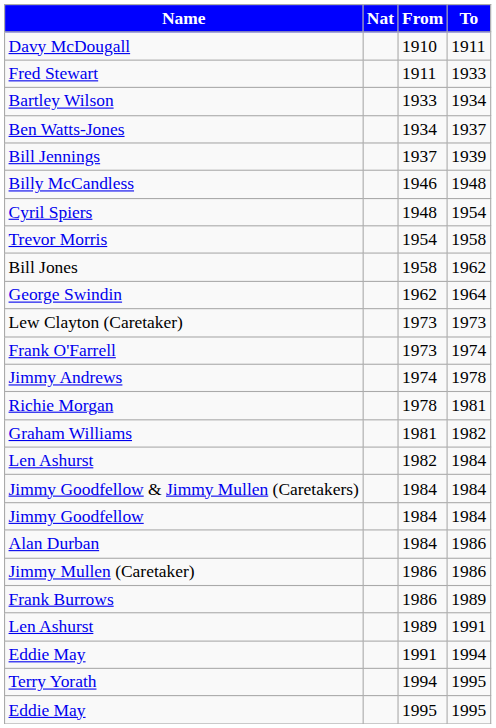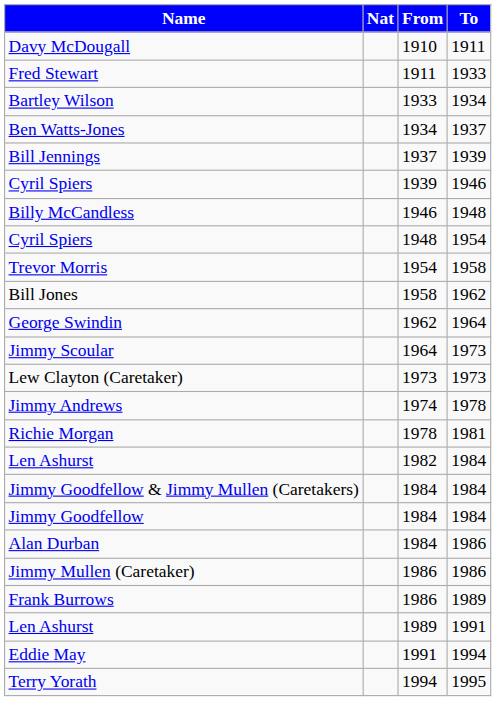+ row: (50, 184)
+ row: (61, 350)
- row: (62, 350)
- row: (70, 433)
- row: (47, 709)
